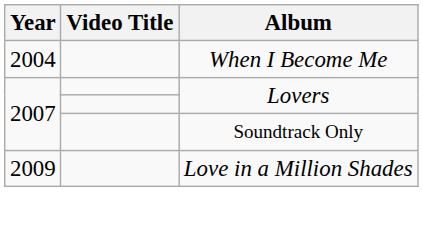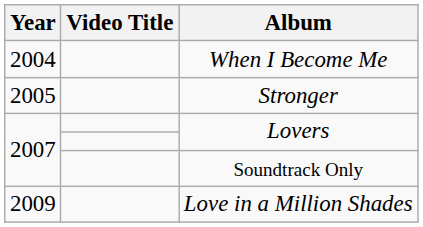+ row: (33, 95)
